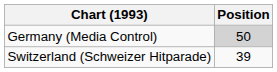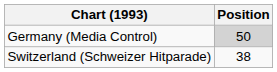(244, 57) 39 -> (244, 57) 38
